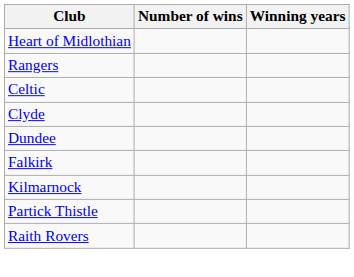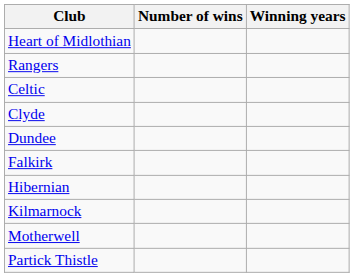+ row: (39, 187)
+ row: (44, 235)
- row: (48, 235)
